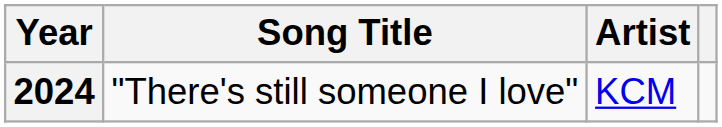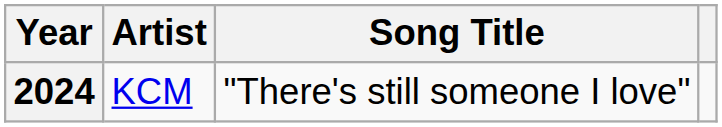columns swapped: (345, 33) <-> (643, 33)
